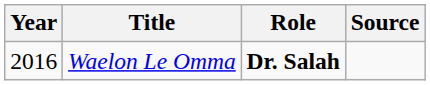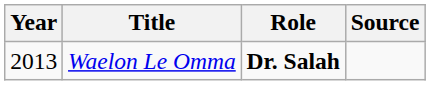(34, 60) 2016 -> (34, 60) 2013
